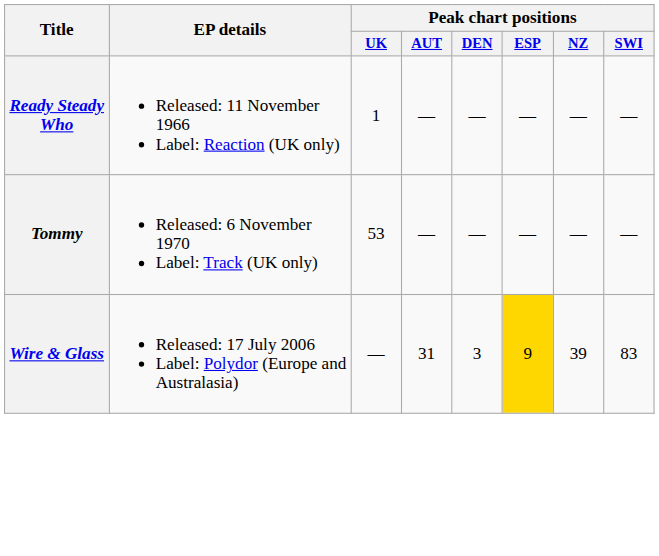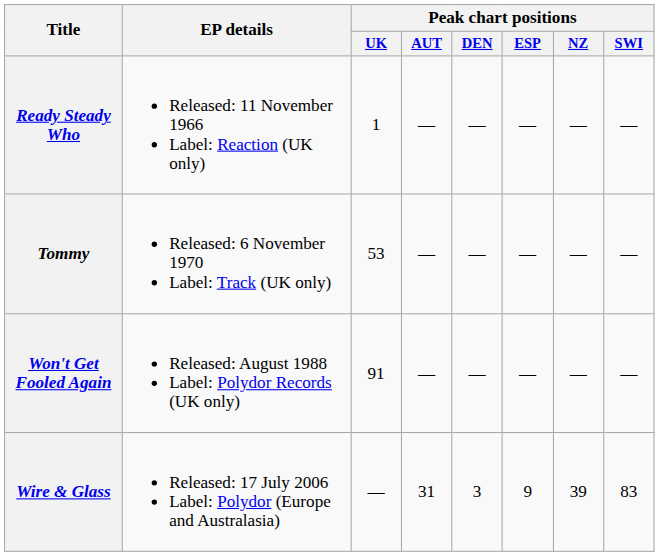+ row: (63, 372)
(528, 353) gold background -> (528, 492) no background
